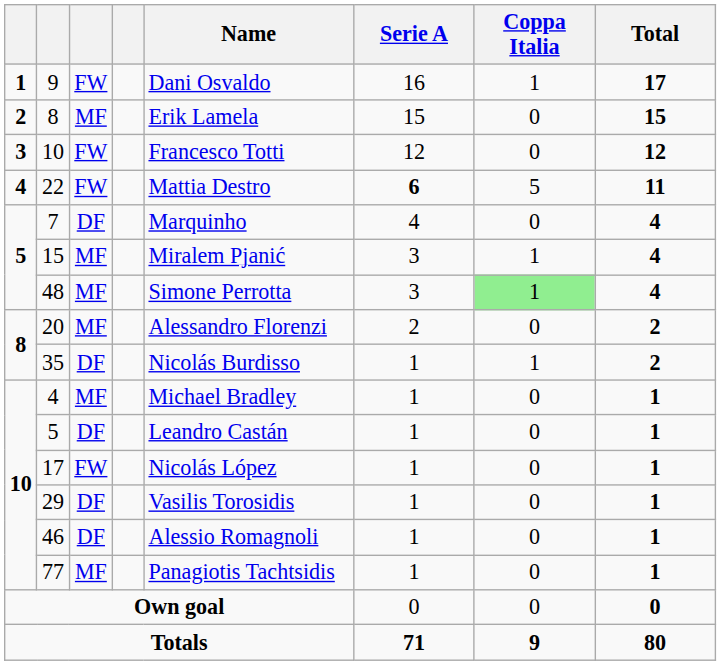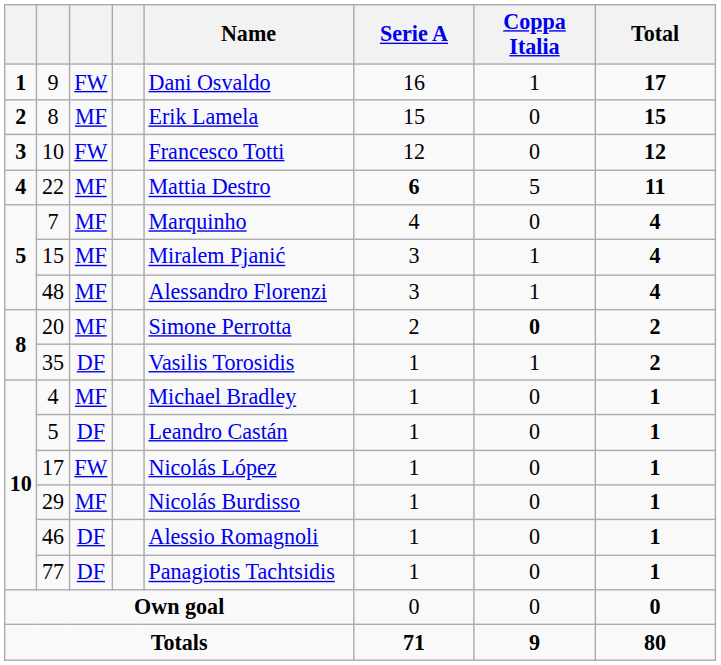(91, 186) FW -> (91, 186) MF
(91, 221) DF -> (91, 221) MF
(220, 291) Simone Perrotta -> (238, 291) Alessandro Florenzi
(535, 291) lightgreen background -> (535, 291) no background
(238, 326) Alessandro Florenzi -> (220, 326) Simone Perrotta
(535, 326) normal -> (535, 326) bold
(224, 362) Nicolás Burdisso -> (221, 362) Vasilis Torosidis
(91, 502) DF -> (91, 502) MF
(221, 502) Vasilis Torosidis -> (224, 502) Nicolás Burdisso
(91, 572) MF -> (91, 572) DF
